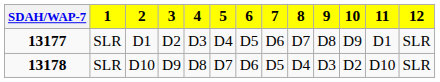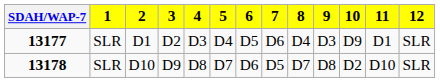(301, 41) D7 -> (301, 41) D4
(327, 41) D8 -> (327, 41) D3
(301, 65) D4 -> (301, 65) D7
(327, 65) D3 -> (327, 65) D8
